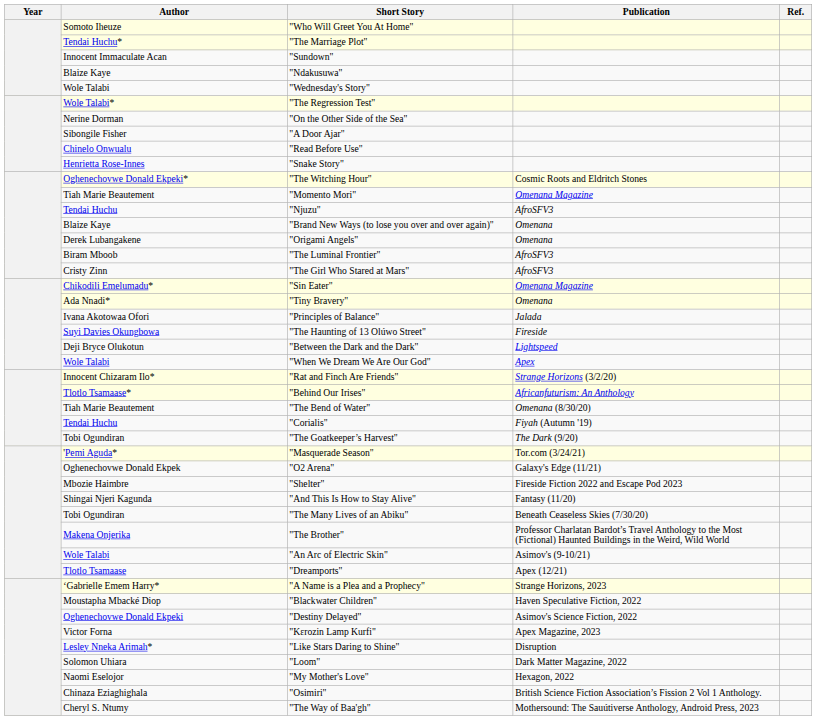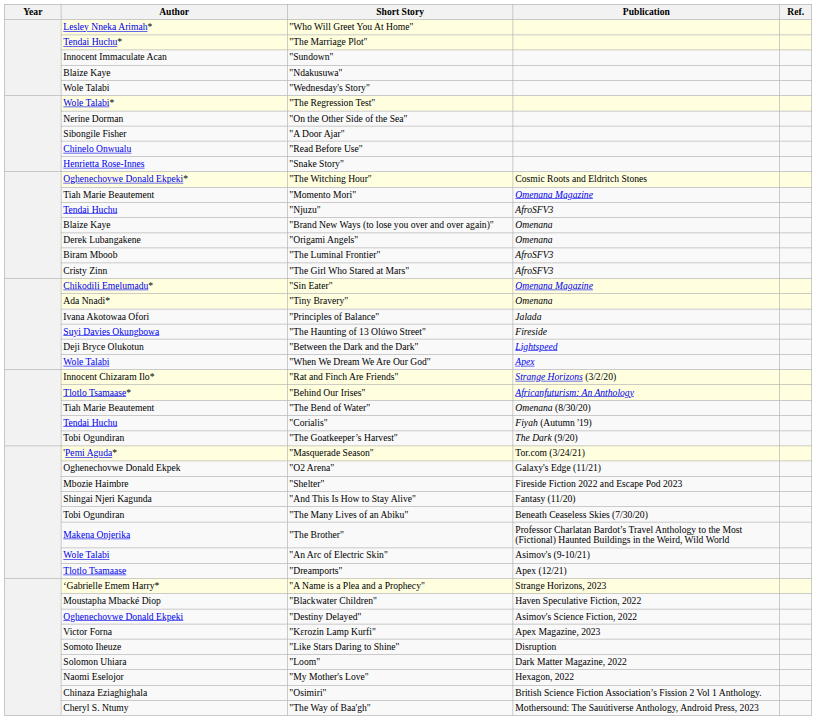(92, 27) Somoto Iheuze -> (108, 27) Lesley Nneka Arimah*
(108, 647) Lesley Nneka Arimah* -> (92, 647) Somoto Iheuze
